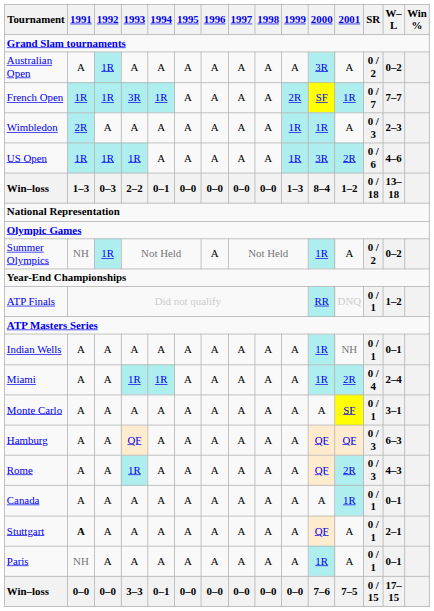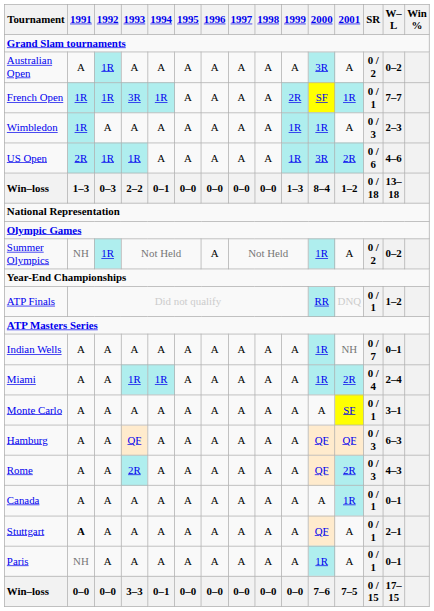(373, 97) 0 / 7 -> (373, 97) 0 / 1
(81, 127) 2R -> (81, 127) 1R
(81, 157) 1R -> (81, 157) 2R
(373, 349) 0 / 1 -> (373, 349) 0 / 7
(134, 470) 1R -> (134, 470) 2R
